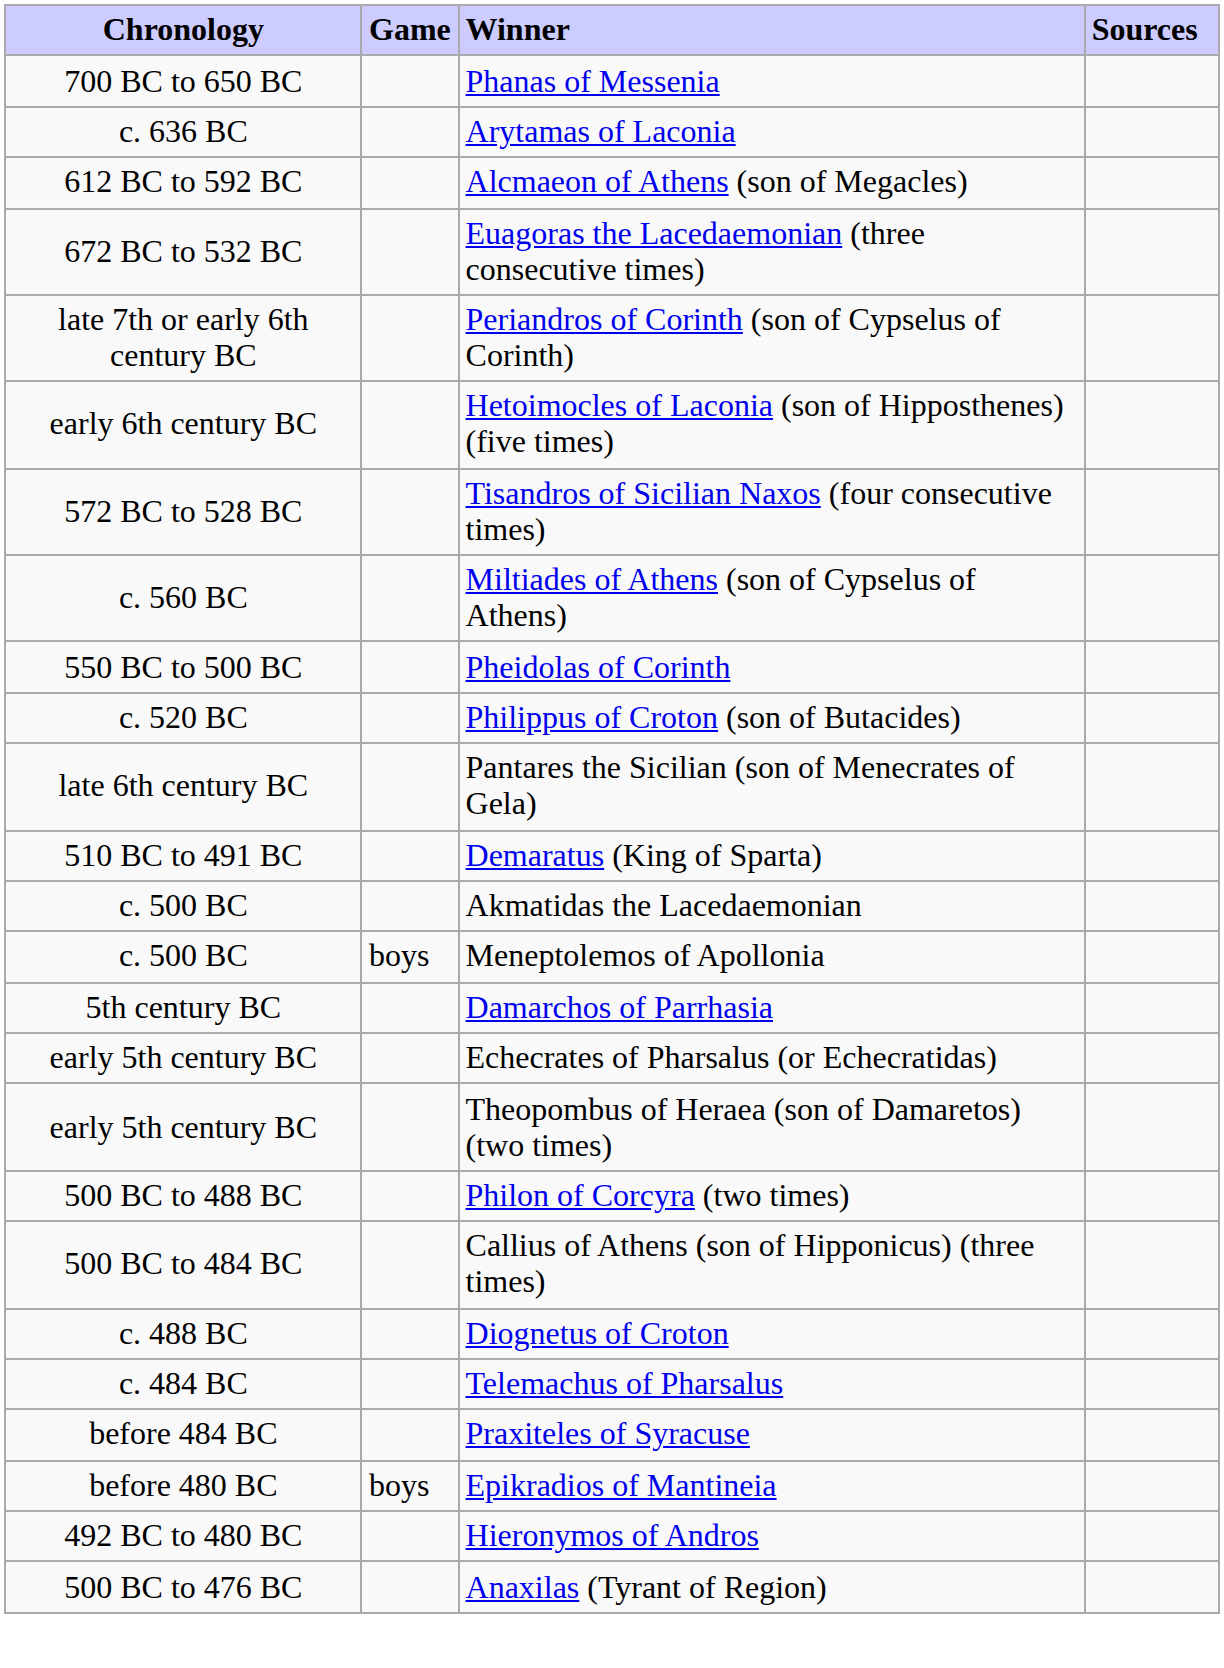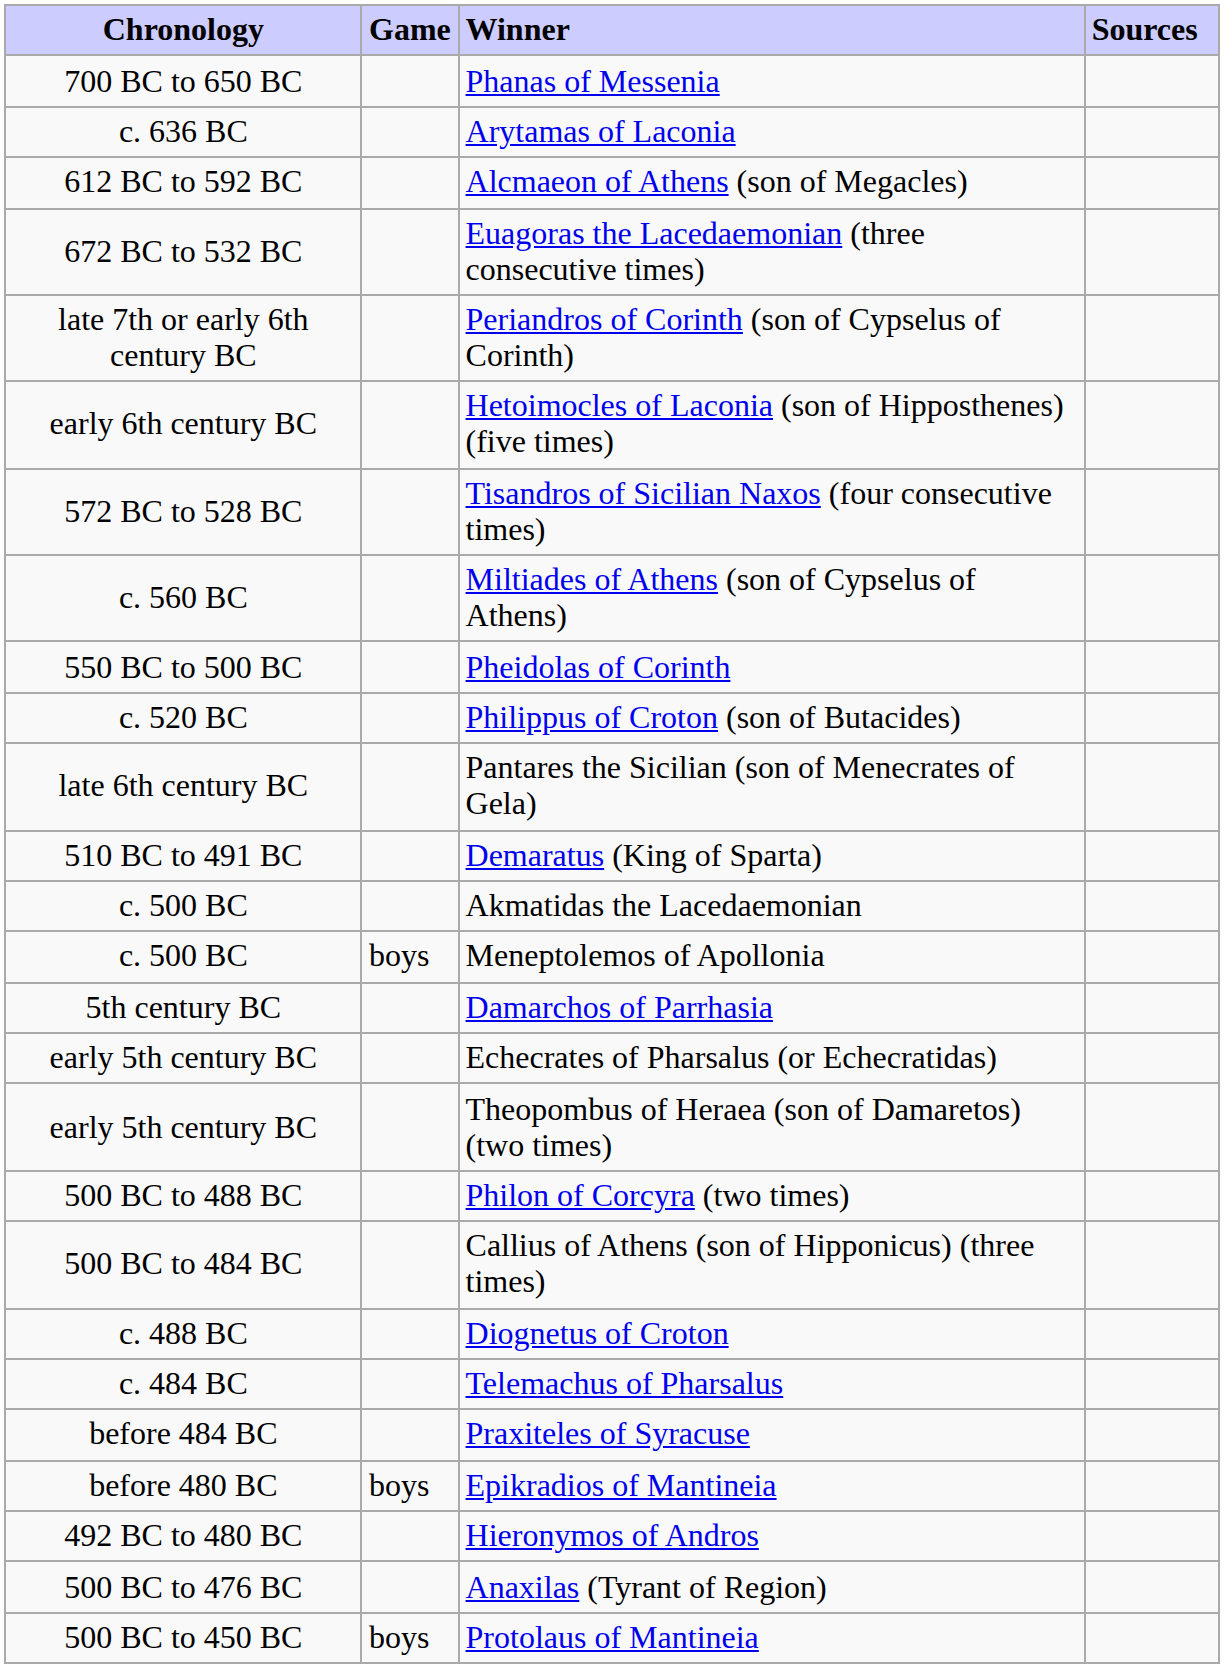+ row: (612, 1637)
